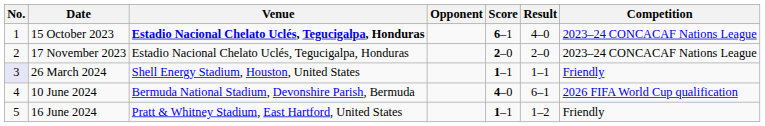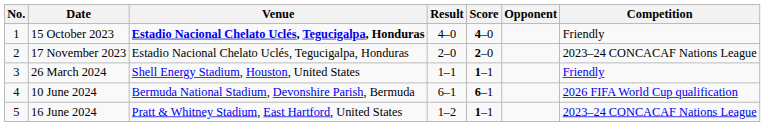columns swapped: (457, 14) <-> (540, 14)
(503, 33) 6–1 -> (484, 33) 4–0
(660, 33) 2023–24 CONCACAF Nations League -> (584, 33) Friendly
(16, 72) lavender background -> (16, 72) no background
(503, 92) 4–0 -> (484, 92) 6–1
(584, 111) Friendly -> (660, 111) 2023–24 CONCACAF Nations League
